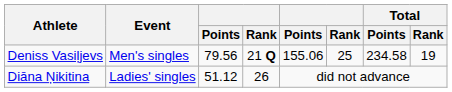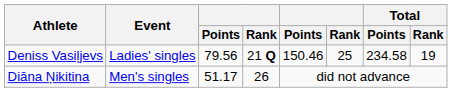(149, 56) Men's singles -> (152, 56) Ladies' singles
(303, 56) 155.06 -> (303, 56) 150.46
(152, 77) Ladies' singles -> (149, 77) Men's singles
(221, 77) 51.12 -> (221, 77) 51.17
